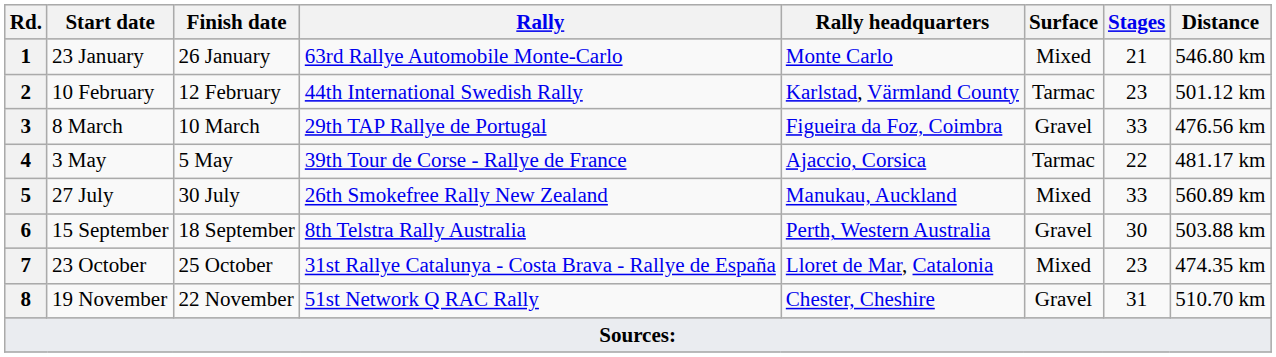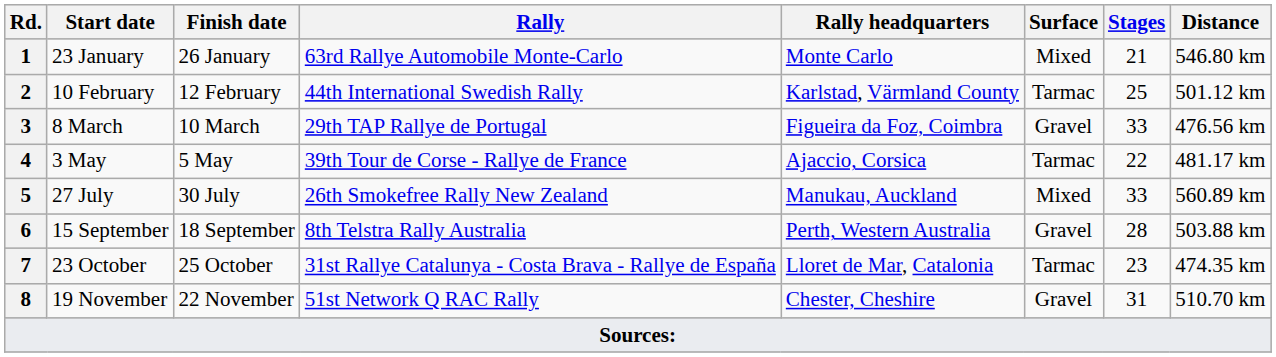(1137, 91) 23 -> (1137, 91) 25
(1137, 230) 30 -> (1137, 230) 28
(1063, 264) Mixed -> (1063, 264) Tarmac
